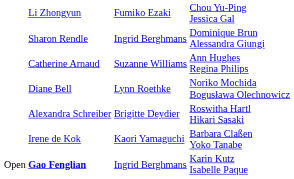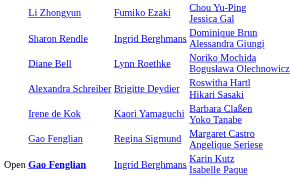- row: (219, 63)
+ row: (226, 139)
